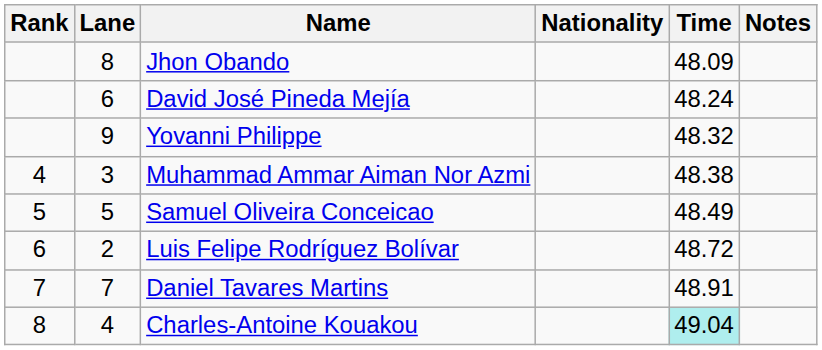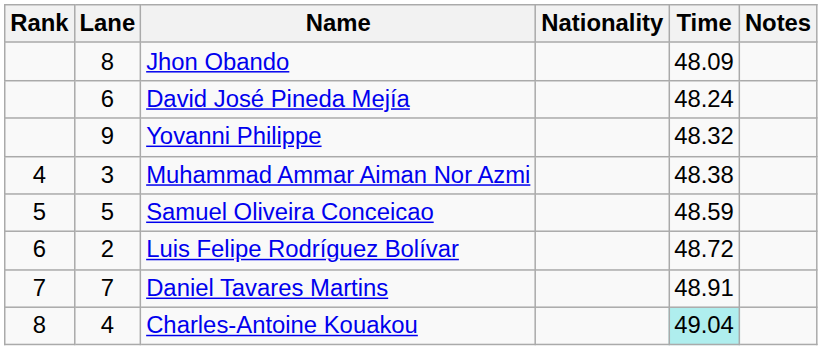(704, 212) 48.49 -> (704, 212) 48.59
